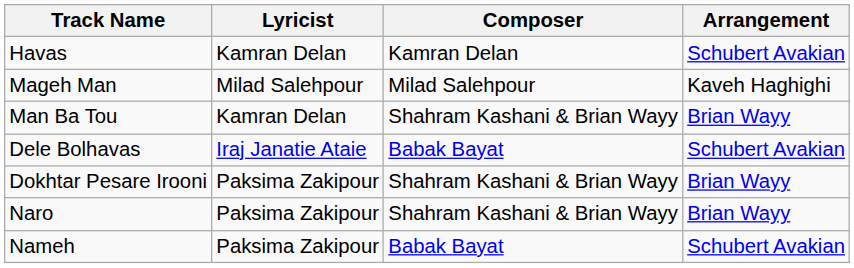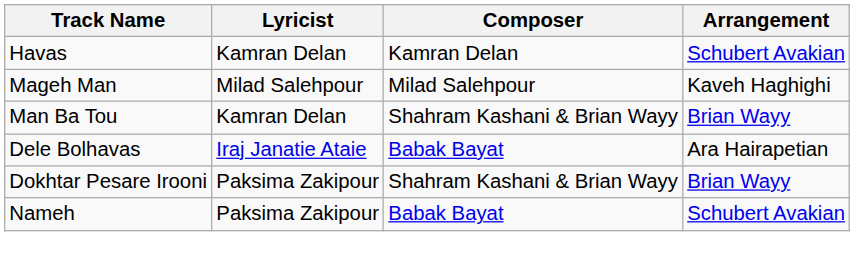(766, 149) Schubert Avakian -> (758, 149) Ara Hairapetian
- row: (31, 213)
